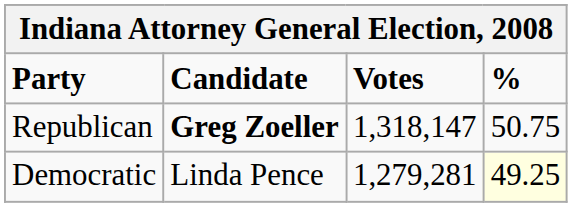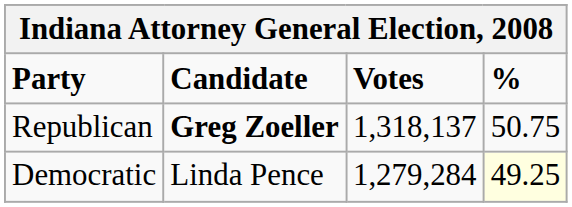(415, 126) 1,318,147 -> (415, 126) 1,318,137
(415, 175) 1,279,281 -> (415, 175) 1,279,284
